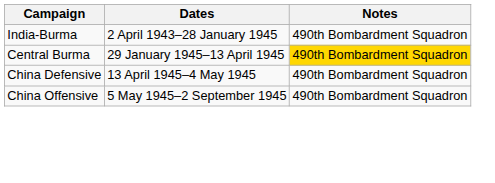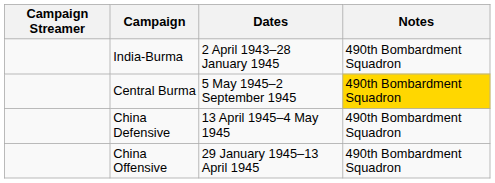+ column: (57, 21)
(196, 55) 29 January 1945–13 April 1945 -> (249, 91) 5 May 1945–2 September 1945
(197, 95) 5 May 1945–2 September 1945 -> (260, 160) 29 January 1945–13 April 1945
